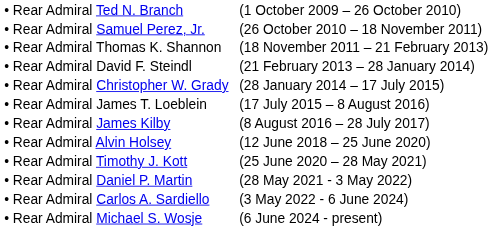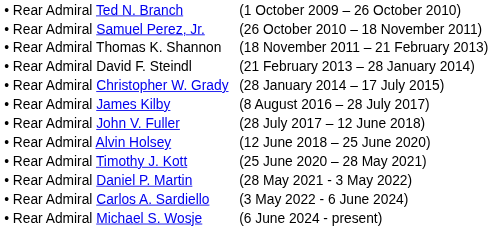- row: (102, 104)
+ row: (88, 123)
